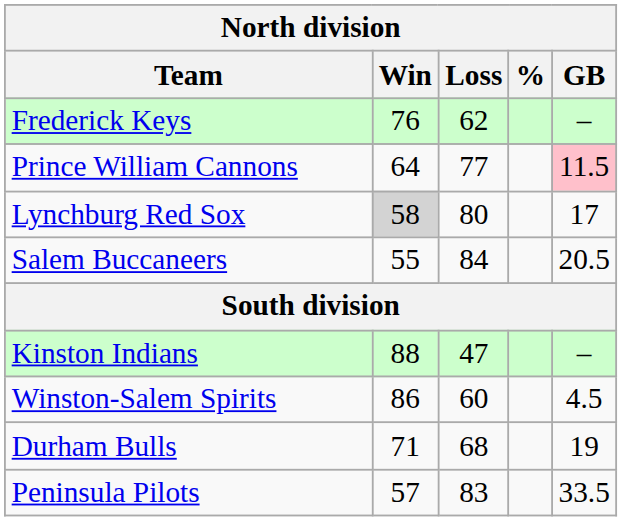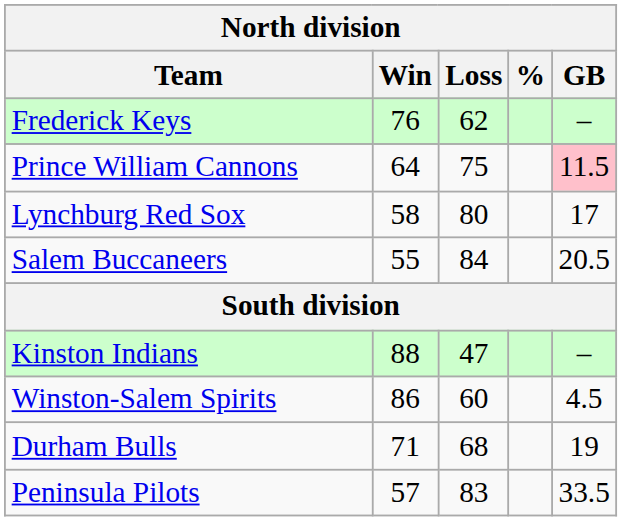(474, 167) 77 -> (474, 167) 75
(405, 213) lightgrey background -> (405, 213) no background
